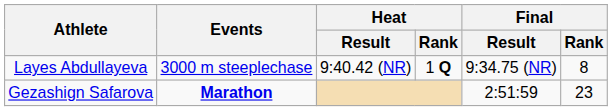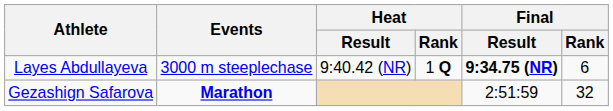(511, 68) normal -> (512, 68) bold
(584, 68) 8 -> (585, 68) 6
(584, 93) 23 -> (585, 93) 32
